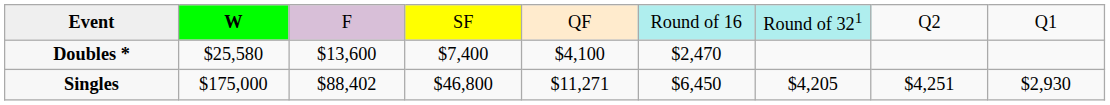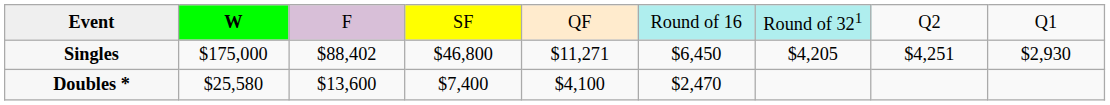rows swapped: (91, 85) <-> (91, 54)
